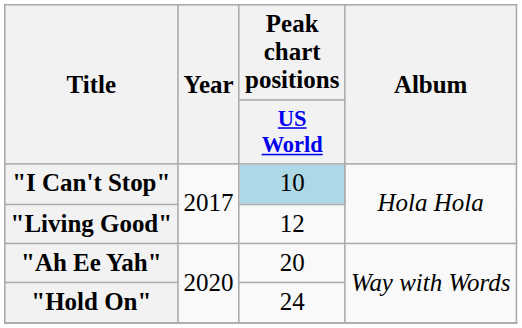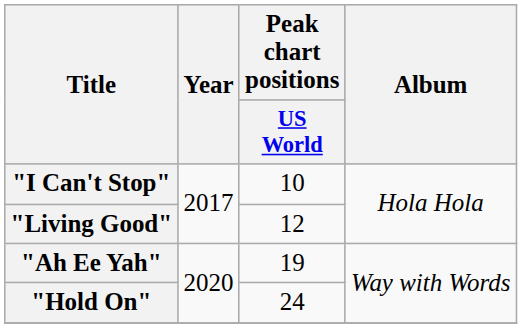(292, 183) lightblue background -> (292, 183) no background
(292, 262) 20 -> (292, 262) 19
